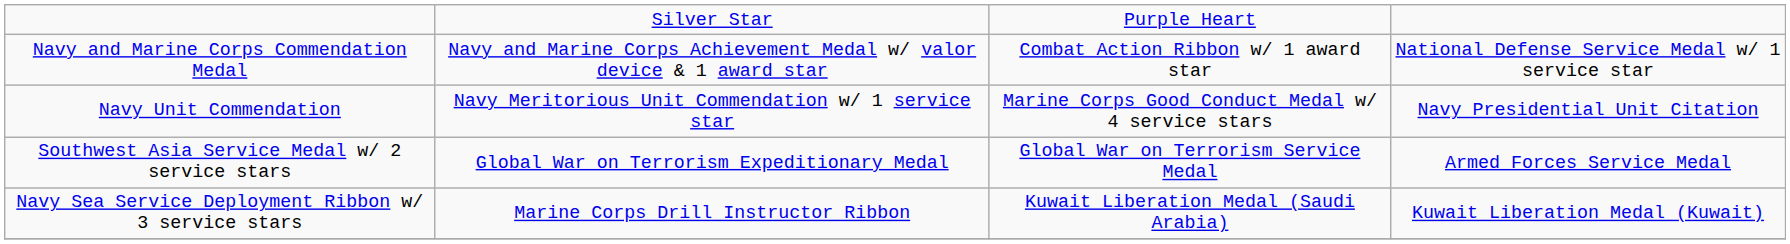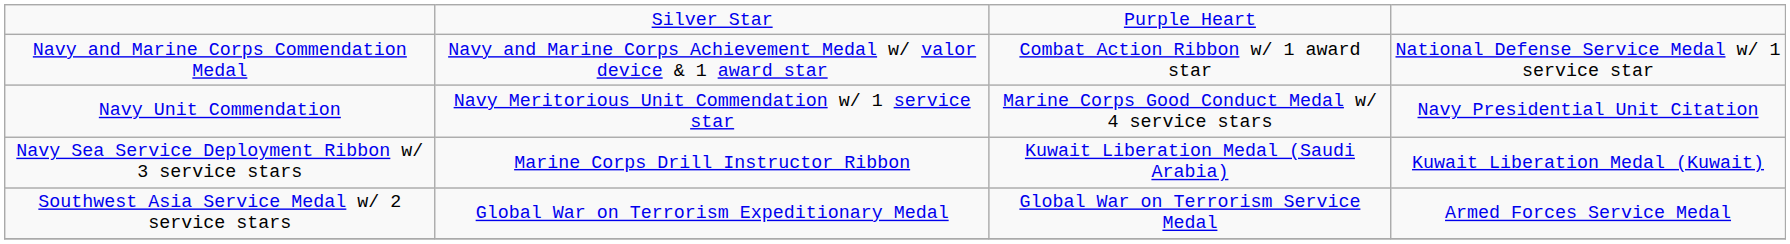rows swapped: (220, 162) <-> (220, 213)
